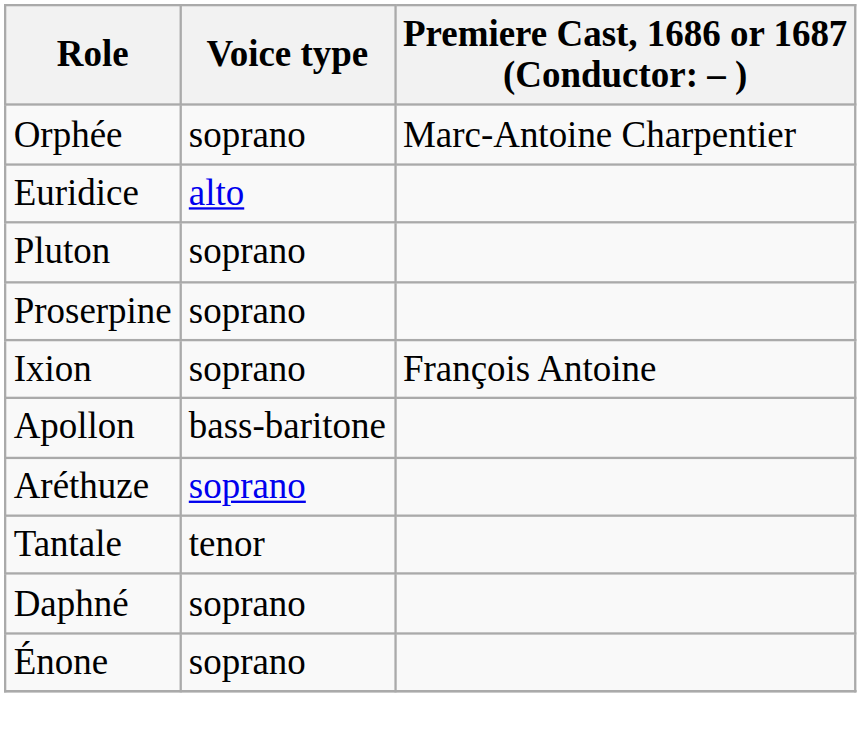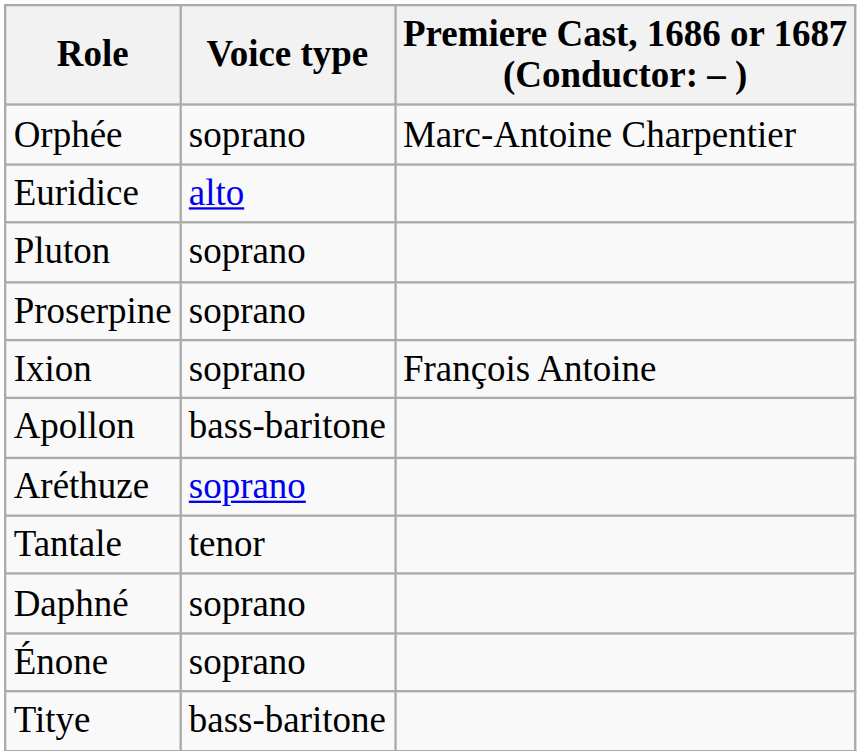+ row: (52, 720)
